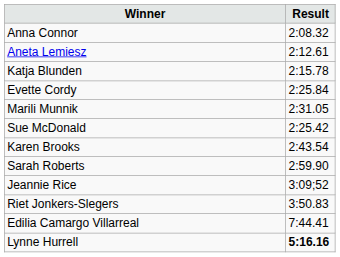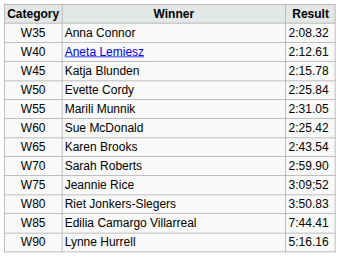+ column: (33, 14)
(309, 242) bold -> (309, 242) normal
